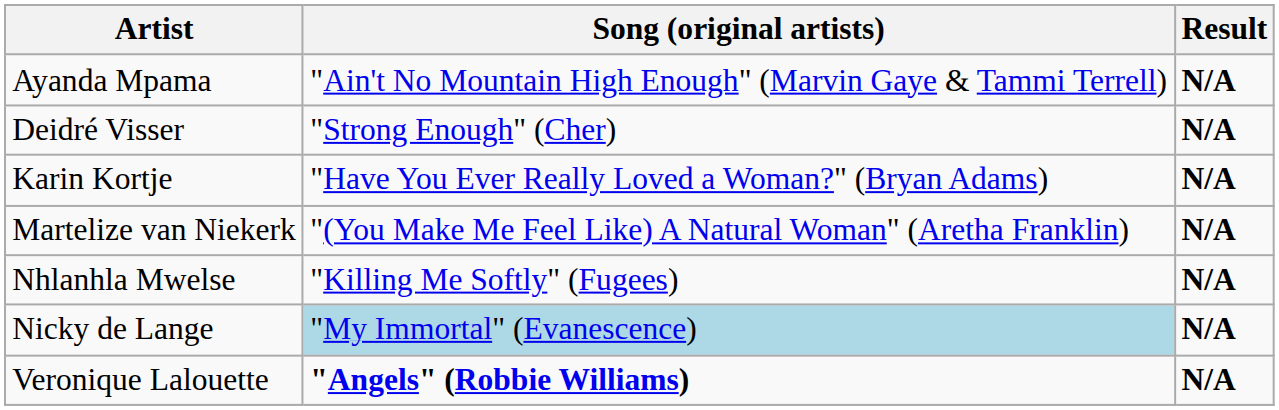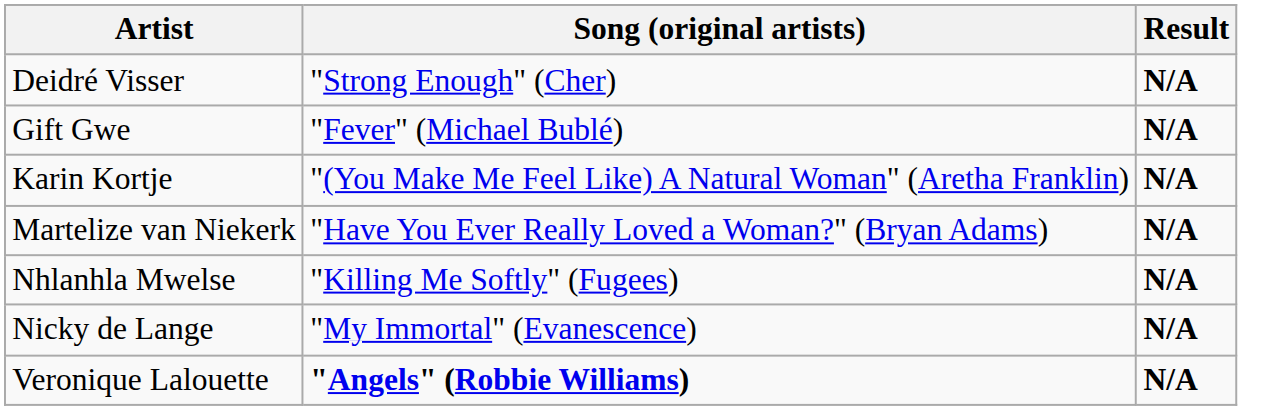- row: (112, 79)
+ row: (71, 129)
(679, 179) "Have You Ever Really Loved a Woman?" (Bryan Adams) -> (720, 179) "(You Make Me Feel Like) A Natural Woman" (Aretha Franklin)
(720, 229) "(You Make Me Feel Like) A Natural Woman" (Aretha Franklin) -> (679, 229) "Have You Ever Really Loved a Woman?" (Bryan Adams)
(503, 329) lightblue background -> (503, 329) no background
